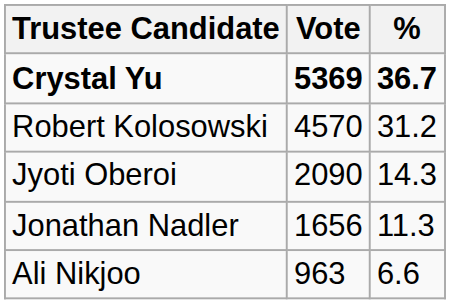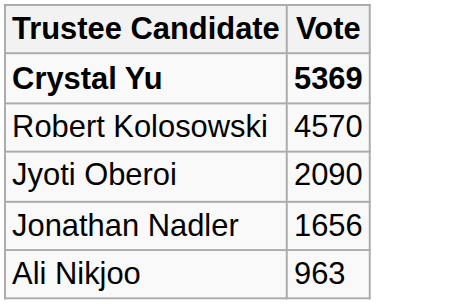- column: (407, 28)
